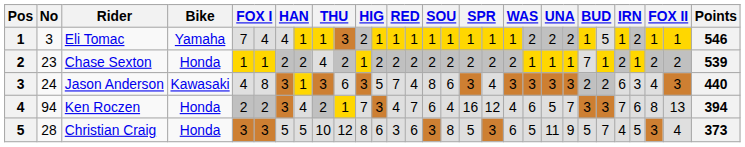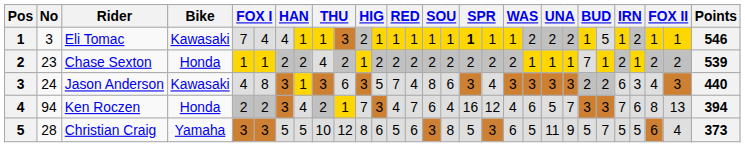(200, 39) Yamaha -> (200, 39) Kawasaki
(471, 39) normal -> (471, 39) bold
(200, 130) Honda -> (200, 130) Yamaha
(396, 130) 3 -> (396, 130) 5
(622, 130) 4 -> (622, 130) 5
(654, 130) 3 -> (654, 130) 6
